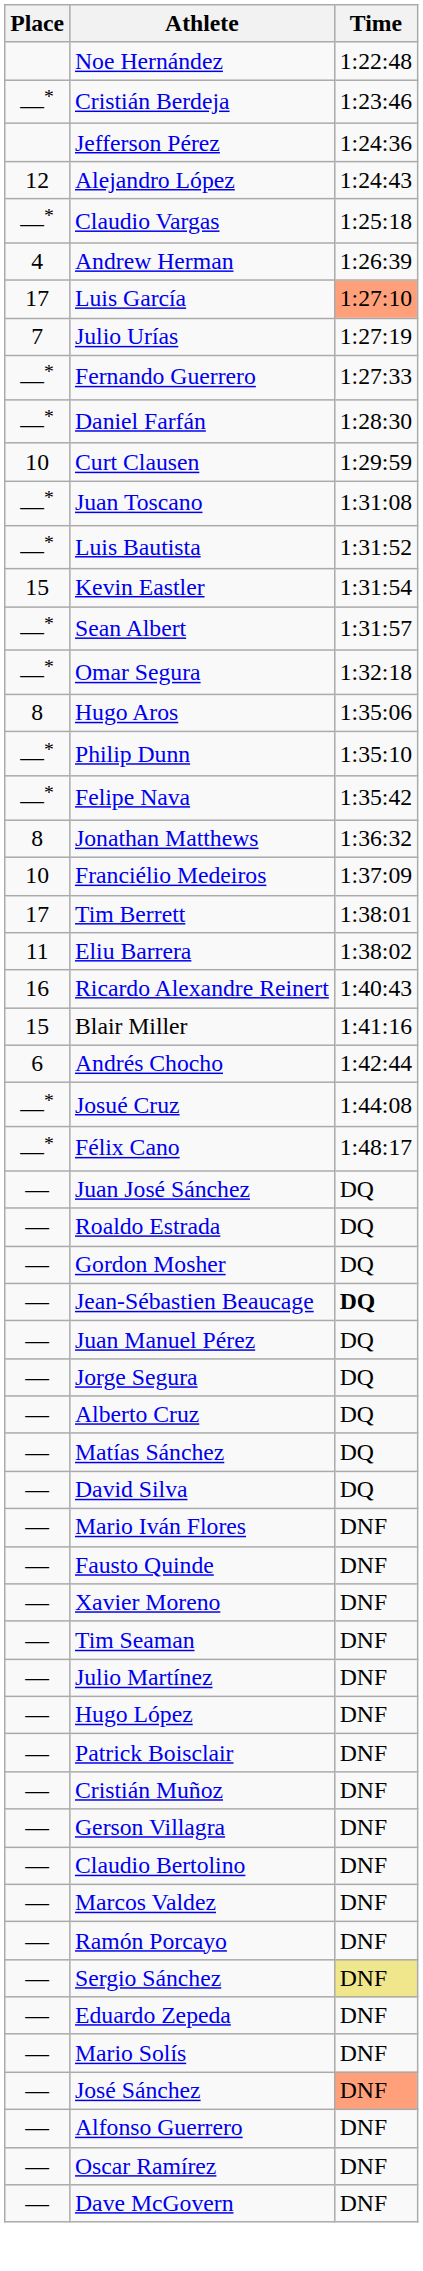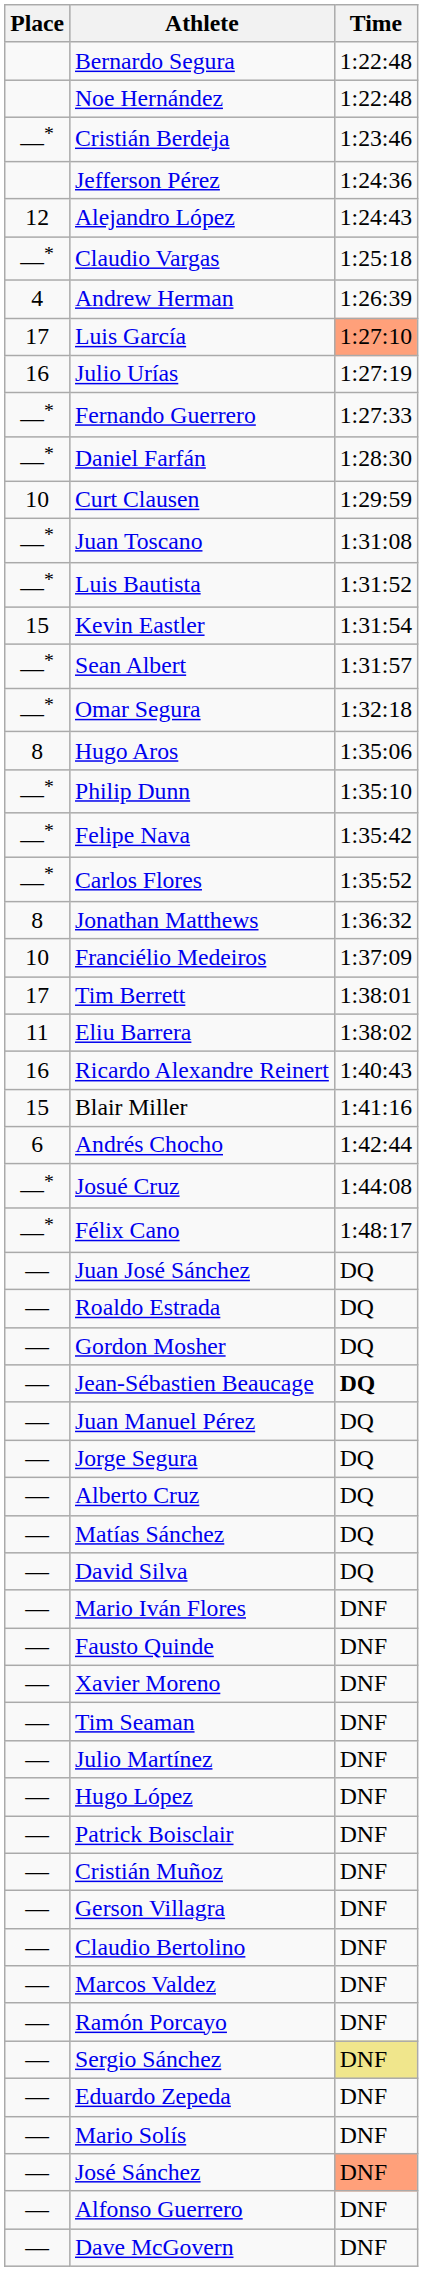+ row: (155, 60)
(37, 336) 7 -> (37, 374) 16
+ row: (138, 879)
- row: (146, 2165)
